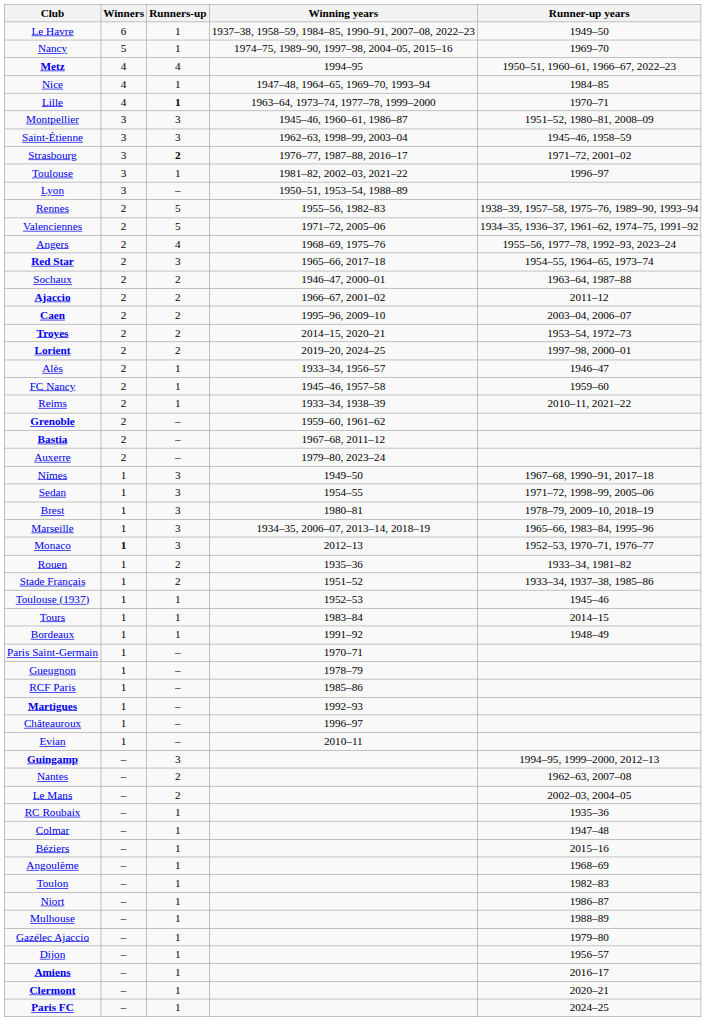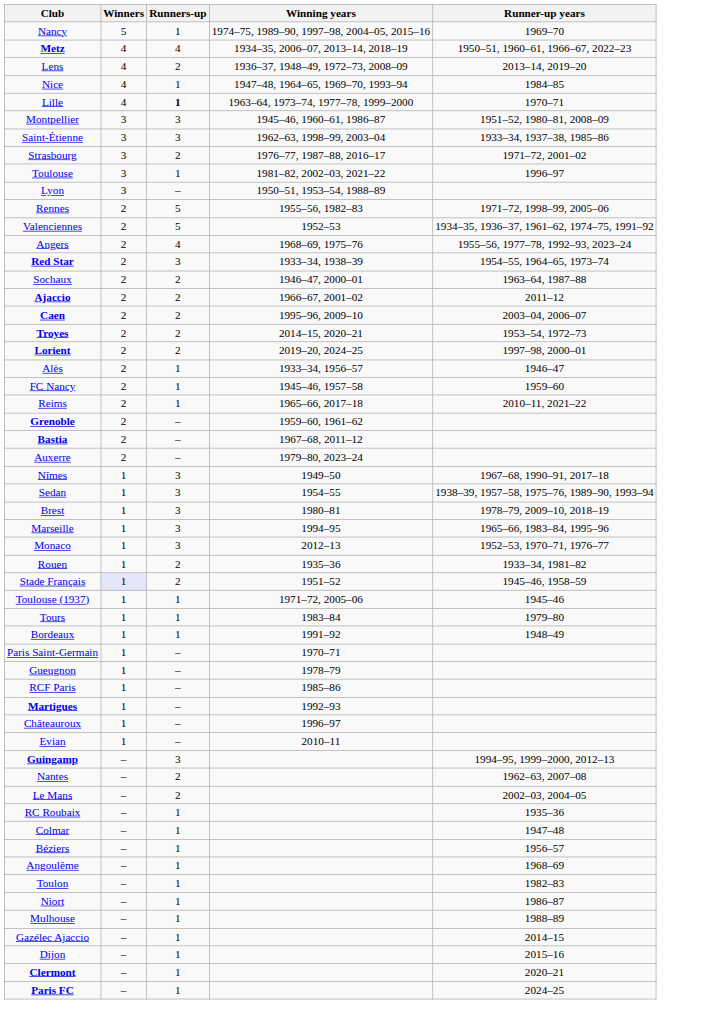- row: (52, 31)
(343, 66) 1994–95 -> (321, 48) 1934–35, 2006–07, 2013–14, 2018–19
+ row: (53, 66)
(589, 137) 1945–46, 1958–59 -> (544, 137) 1933–34, 1937–38, 1985–86
(178, 155) bold -> (178, 155) normal
(589, 208) 1938–39, 1957–58, 1975–76, 1989–90, 1993–94 -> (544, 208) 1971–72, 1998–99, 2005–06
(343, 226) 1971–72, 2005–06 -> (321, 226) 1952–53
(343, 262) 1965–66, 2017–18 -> (321, 262) 1933–34, 1938–39
(343, 404) 1933–34, 1938–39 -> (321, 404) 1965–66, 2017–18
(589, 492) 1971–72, 1998–99, 2005–06 -> (544, 492) 1938–39, 1957–58, 1975–76, 1989–90, 1993–94
(343, 528) 1934–35, 2006–07, 2013–14, 2018–19 -> (321, 528) 1994–95
(124, 546) bold -> (124, 546) normal
(124, 581) no background -> (124, 581) lavender background
(589, 581) 1933–34, 1937–38, 1985–86 -> (544, 581) 1945–46, 1958–59
(343, 599) 1952–53 -> (321, 599) 1971–72, 2005–06
(589, 617) 2014–15 -> (544, 617) 1979–80
(589, 848) 2015–16 -> (544, 848) 1956–57
(589, 937) 1979–80 -> (544, 937) 2014–15
(589, 954) 1956–57 -> (544, 954) 2015–16
- row: (52, 972)
